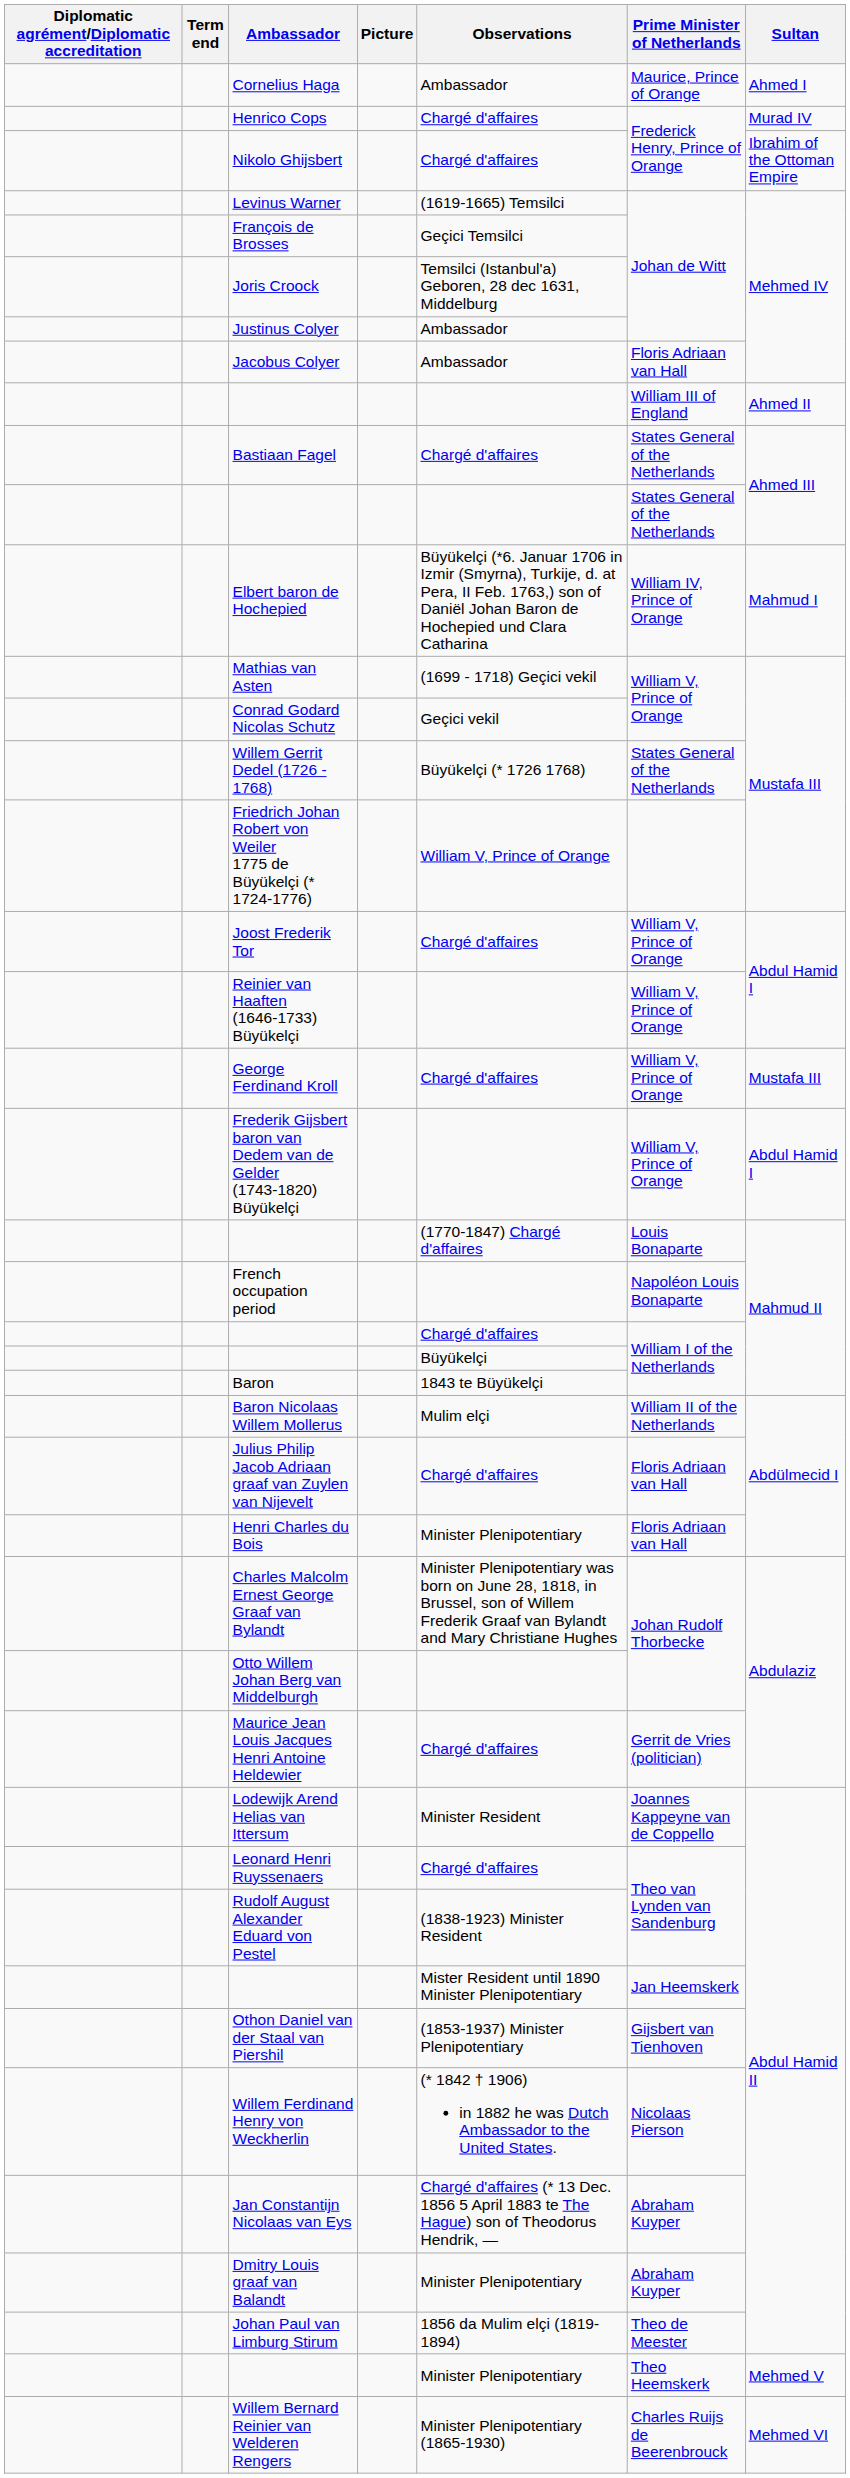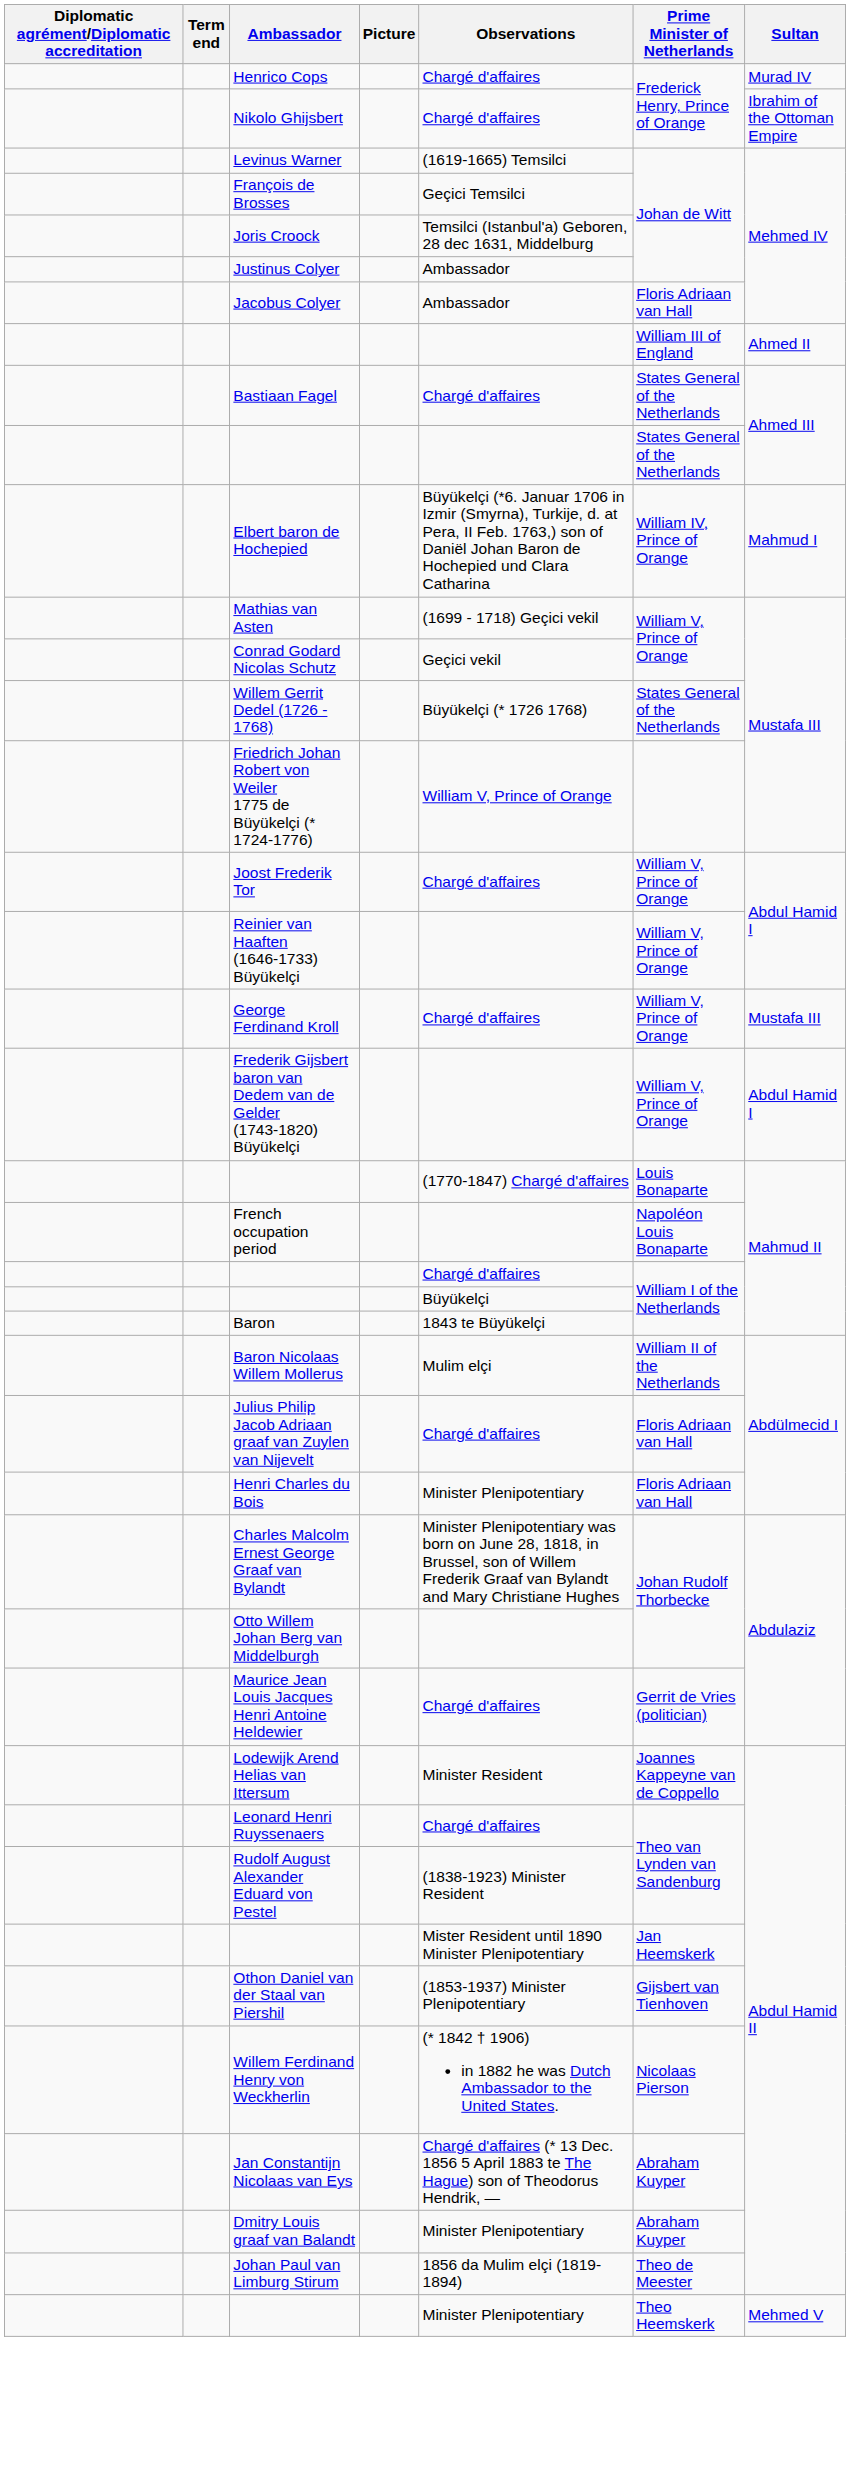- row: (93, 85)
- row: (93, 2435)
